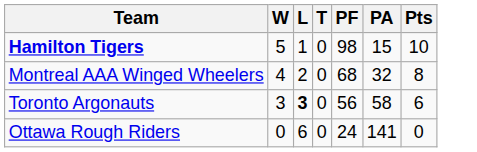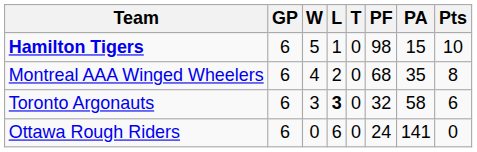+ column: (285, 18)
(382, 75) 32 -> (416, 75) 35
(347, 103) 56 -> (381, 103) 32
